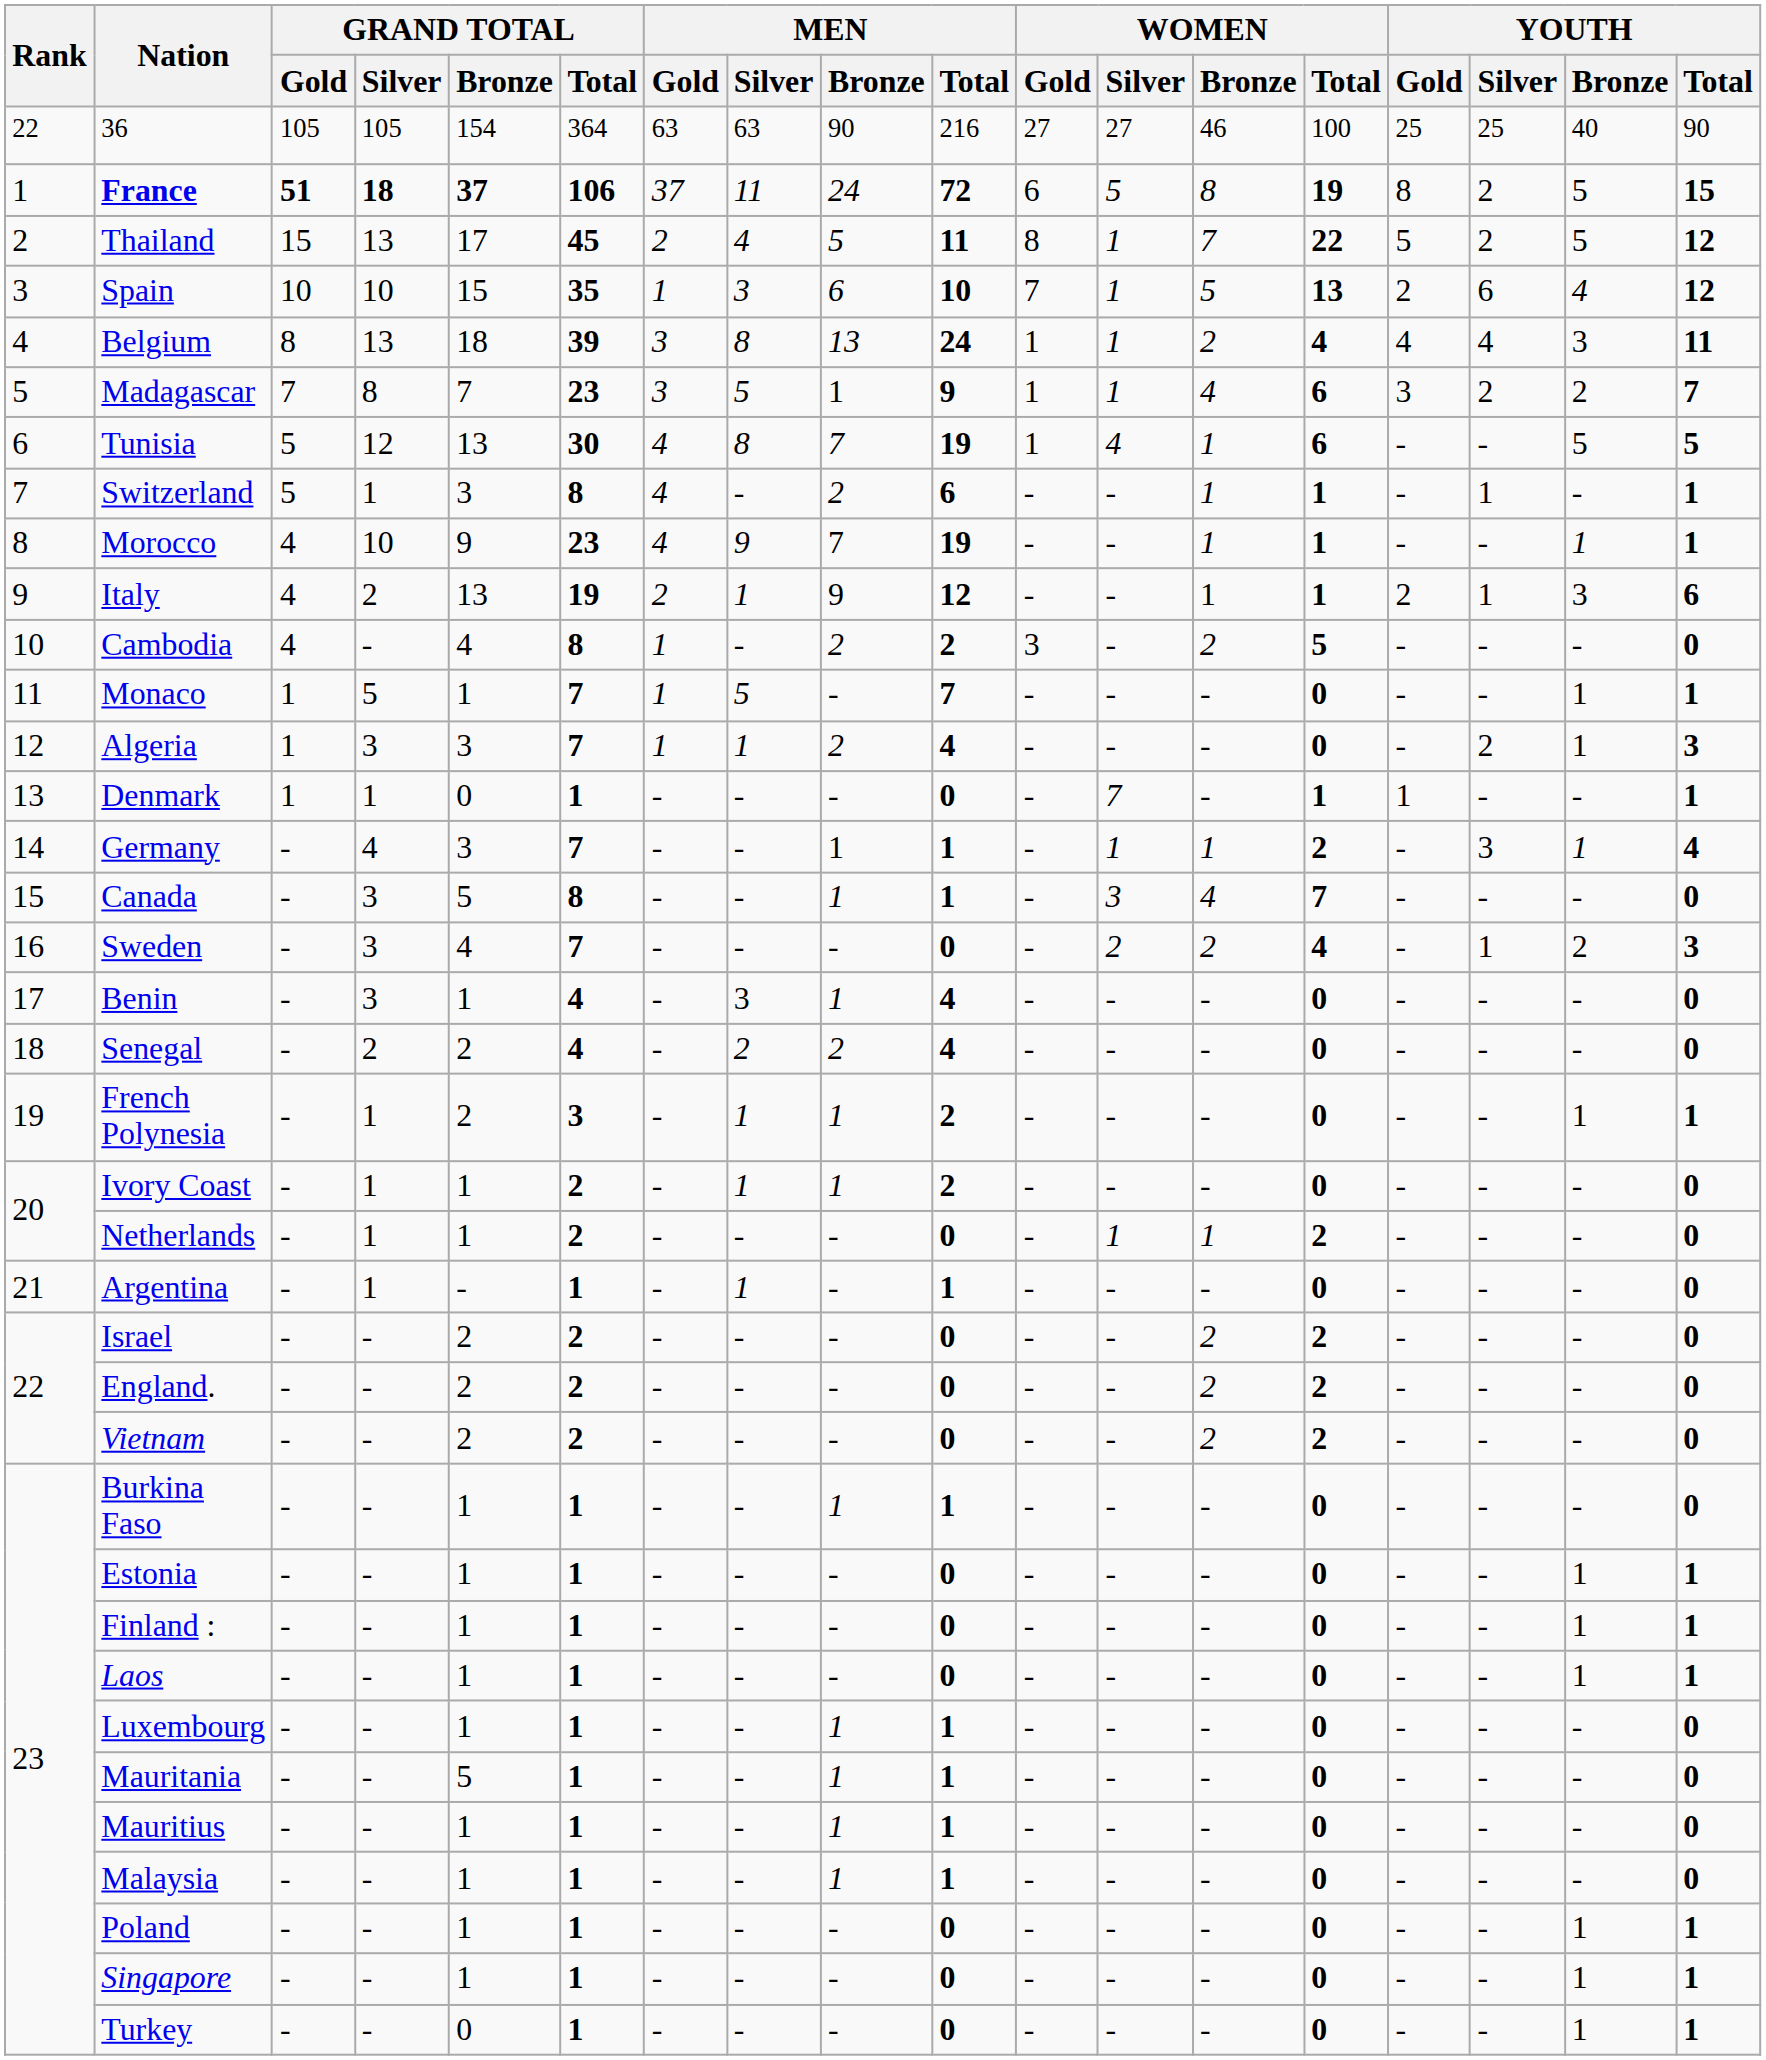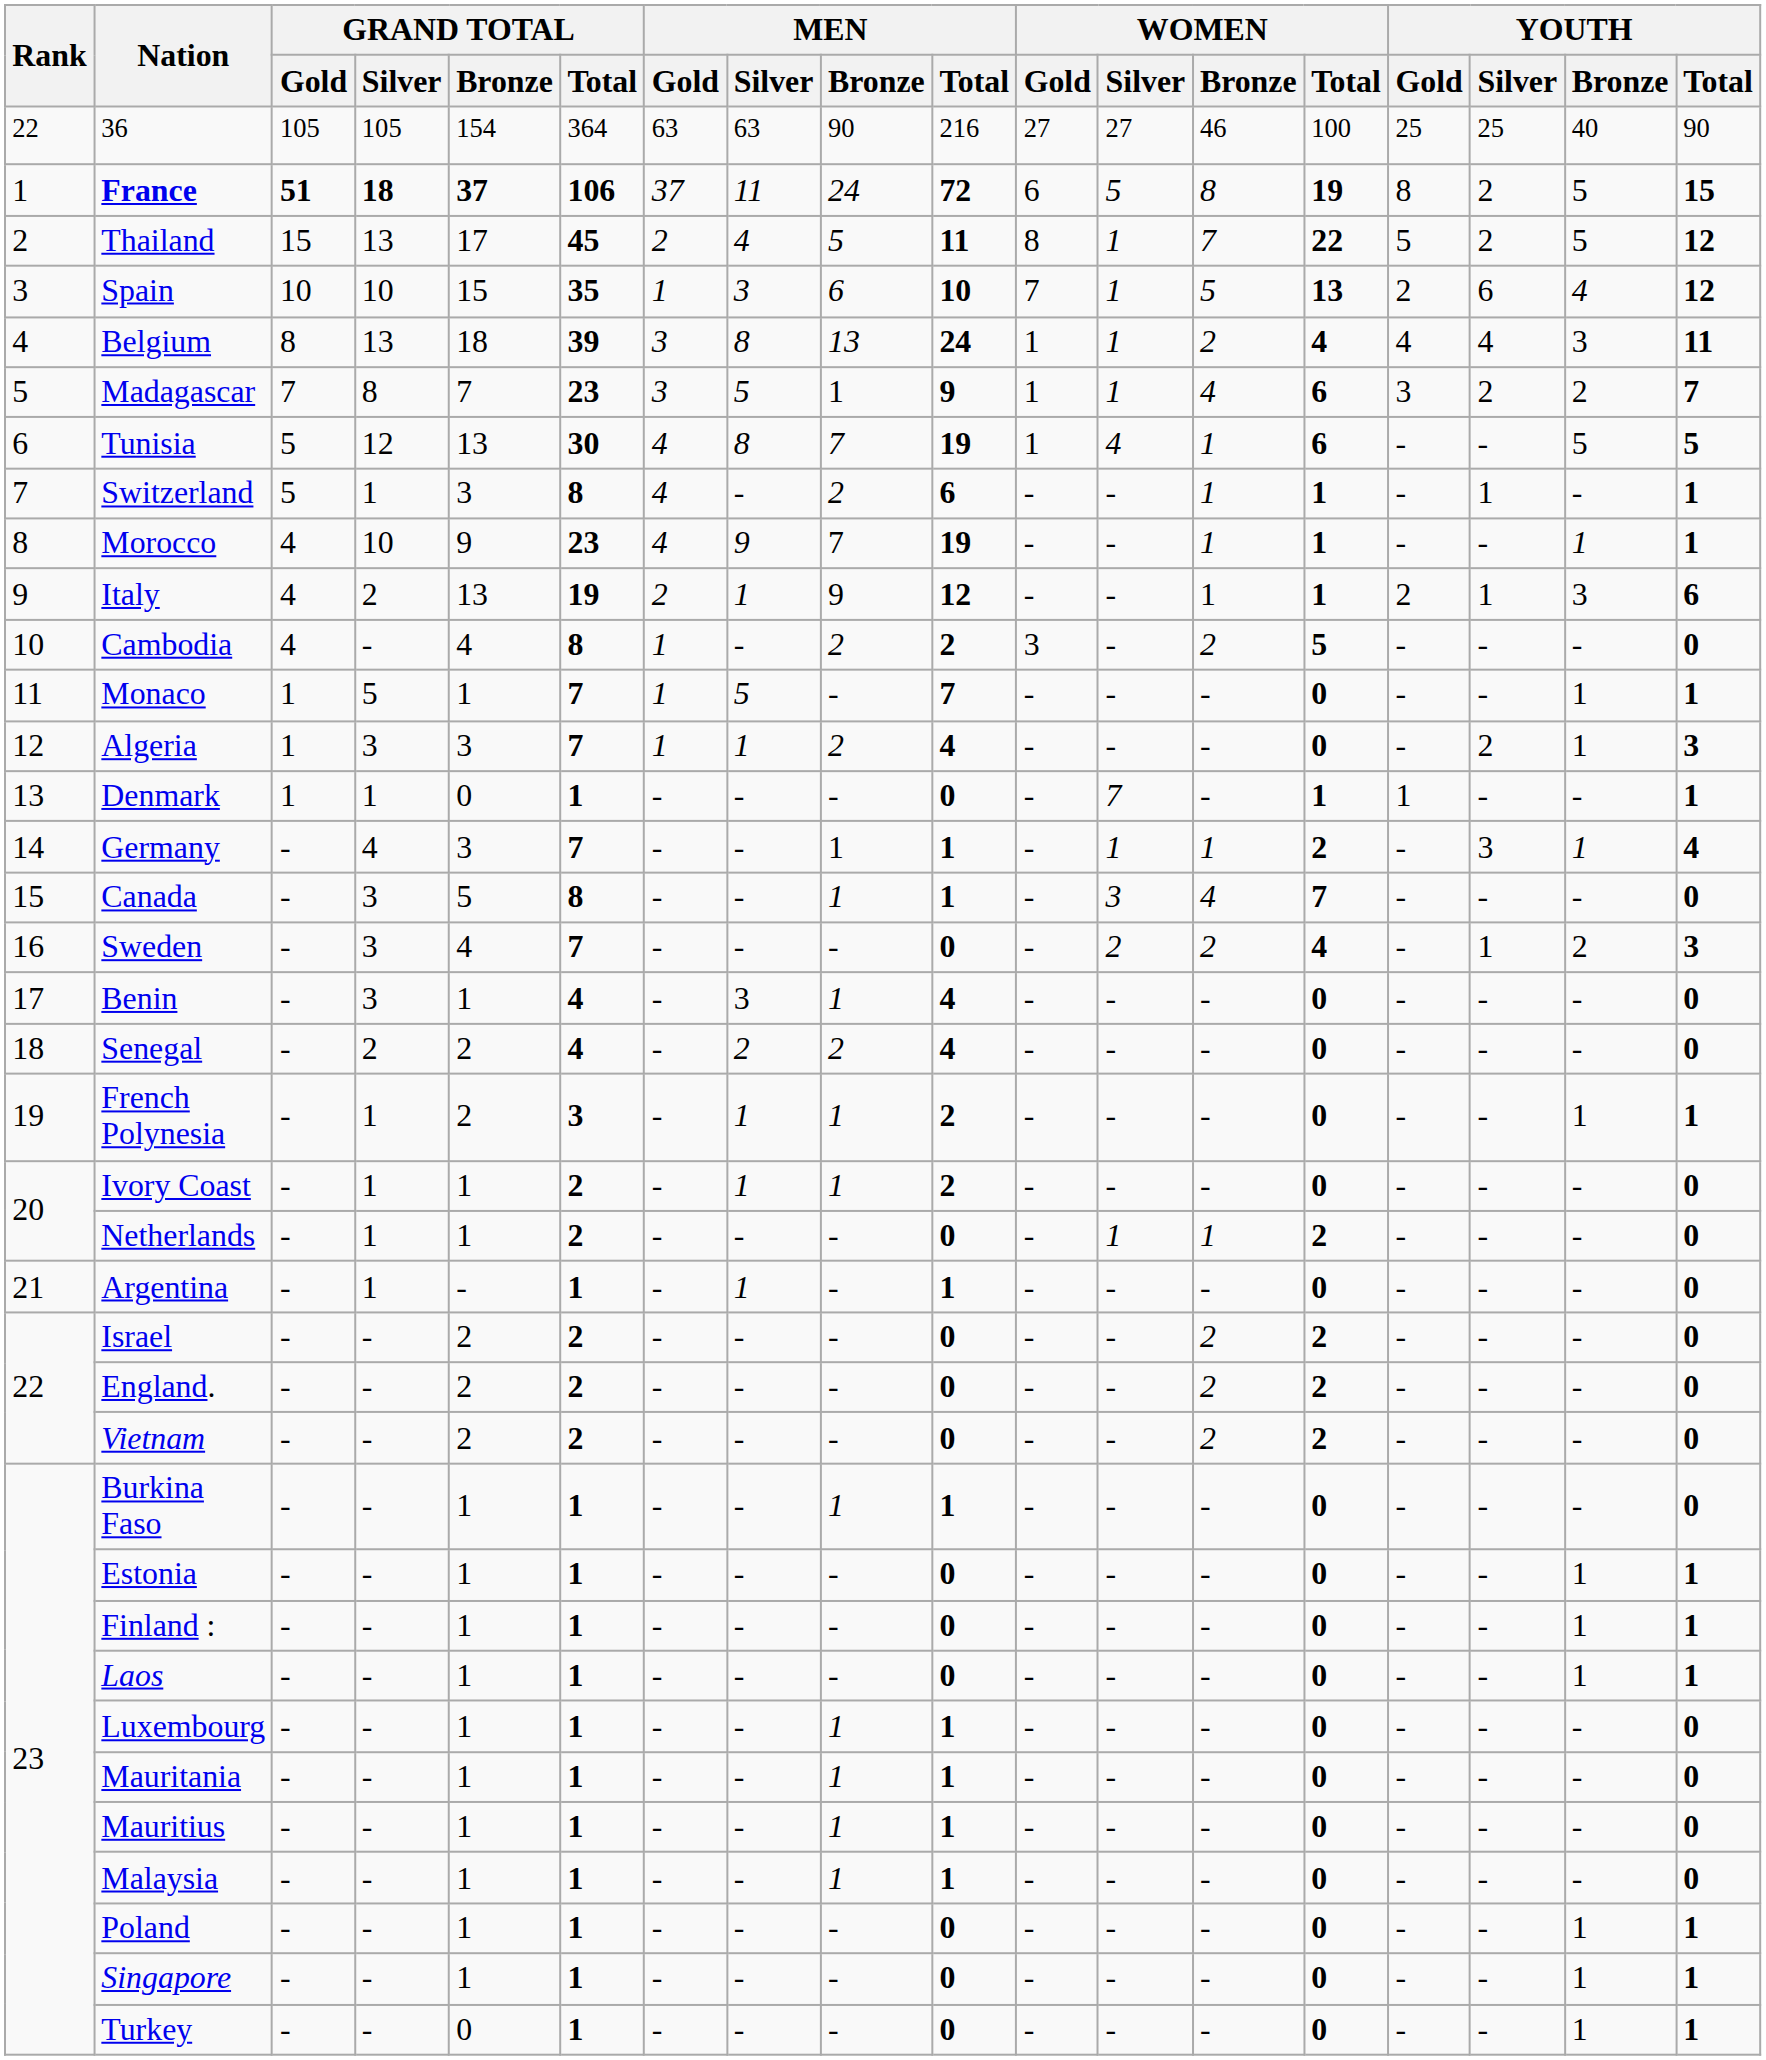(464, 1776) 5 -> (464, 1776) 1
